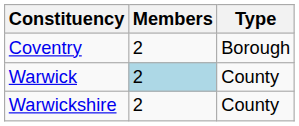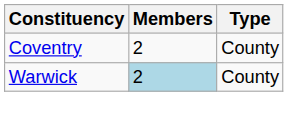(256, 47) Borough -> (250, 47) County
- row: (63, 105)
